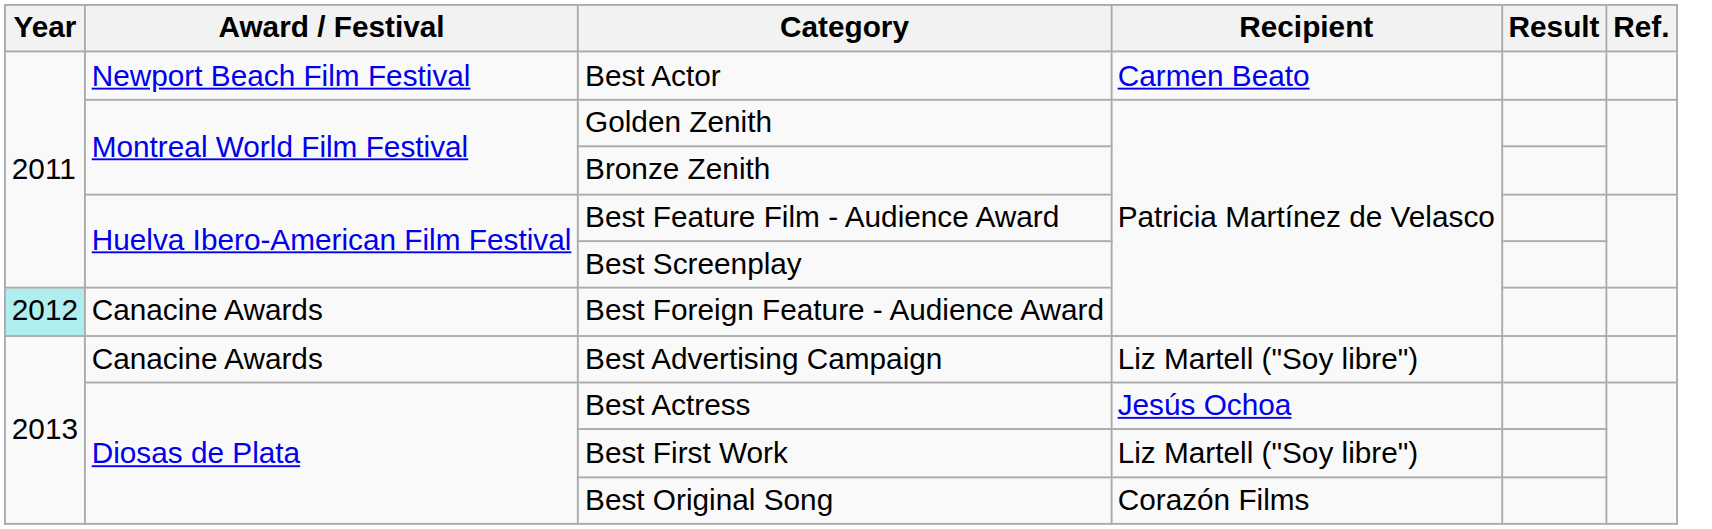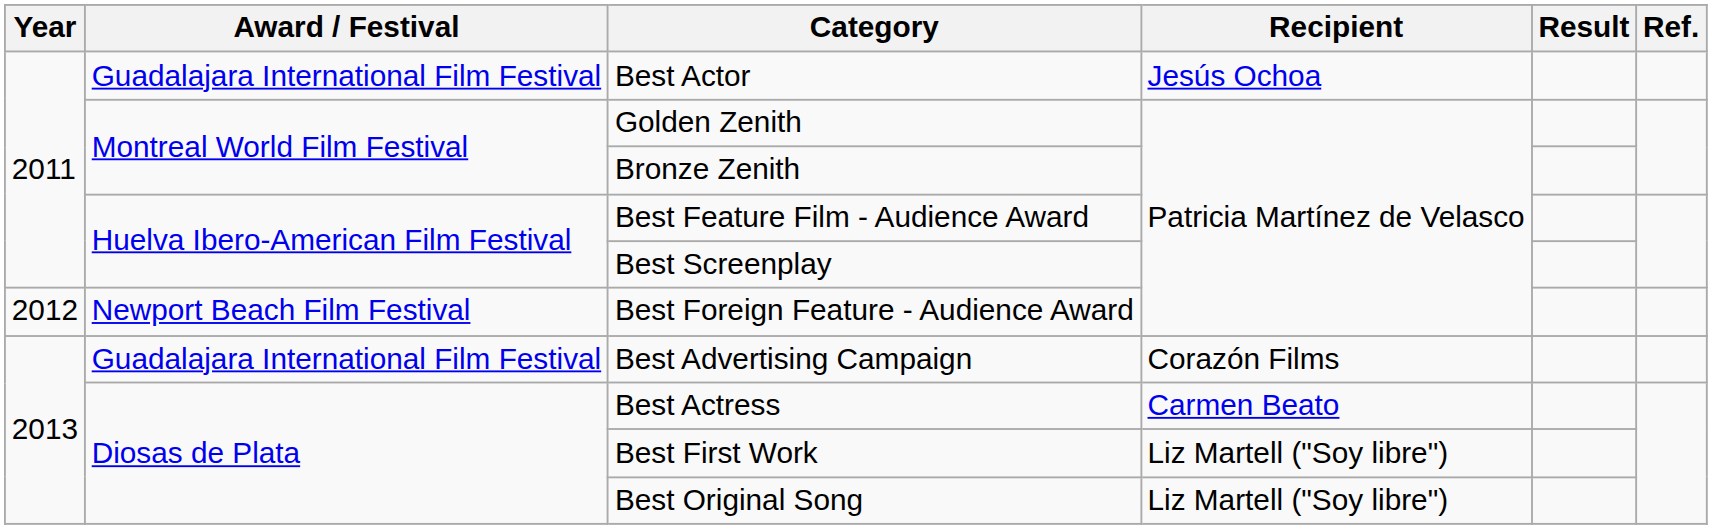(281, 75) Newport Beach Film Festival -> (346, 75) Guadalajara International Film Festival
(1214, 75) Carmen Beato -> (1234, 75) Jesús Ochoa
(45, 311) paleturquoise background -> (45, 311) no background
(207, 311) Canacine Awards -> (281, 311) Newport Beach Film Festival
(207, 358) Canacine Awards -> (346, 358) Guadalajara International Film Festival
(1268, 358) Liz Martell ("Soy libre") -> (1243, 358) Corazón Films
(1205, 405) Jesús Ochoa -> (1243, 405) Carmen Beato
(1214, 500) Corazón Films -> (1298, 500) Liz Martell ("Soy libre")
